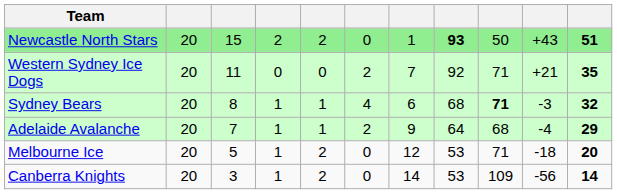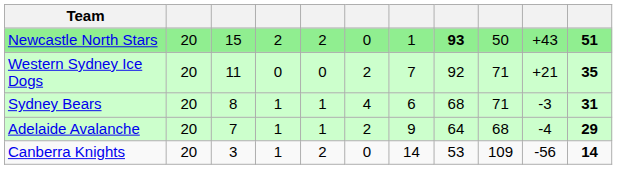(500, 104) bold -> (500, 104) normal
(590, 104) 32 -> (590, 104) 31
- row: (56, 152)
